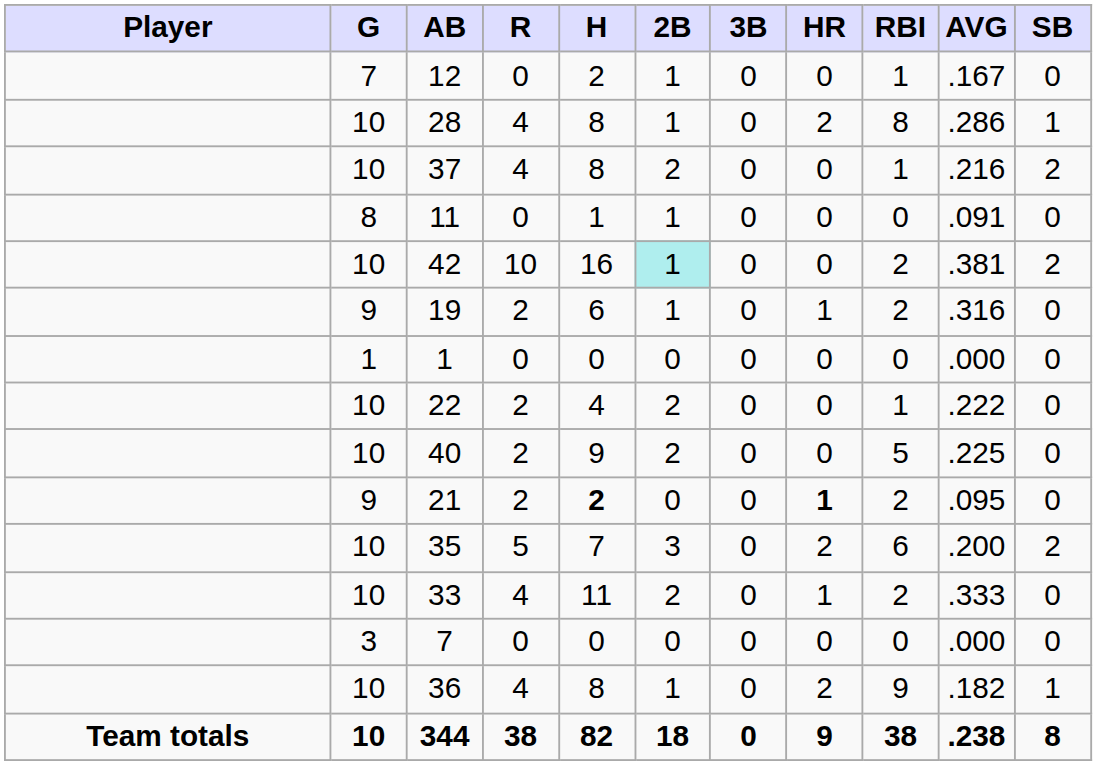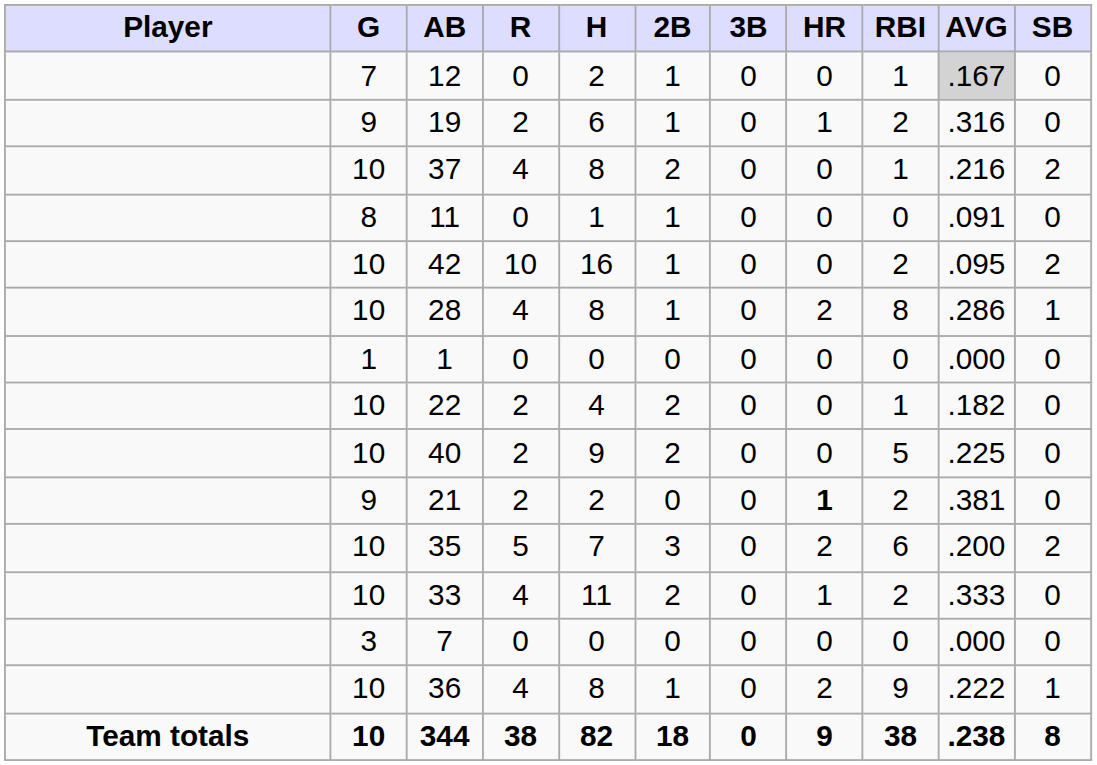(976, 75) no background -> (976, 75) lightgrey background
rows swapped: (445, 122) <-> (445, 311)
(673, 264) paleturquoise background -> (673, 264) no background
(976, 264) .381 -> (976, 264) .095
(976, 405) .222 -> (976, 405) .182
(597, 500) bold -> (597, 500) normal
(976, 500) .095 -> (976, 500) .381
(976, 688) .182 -> (976, 688) .222
